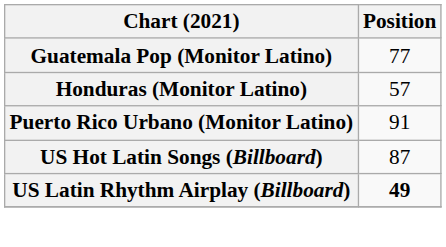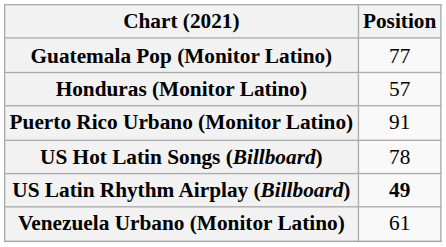(400, 156) 87 -> (400, 156) 78
+ row: (181, 223)
